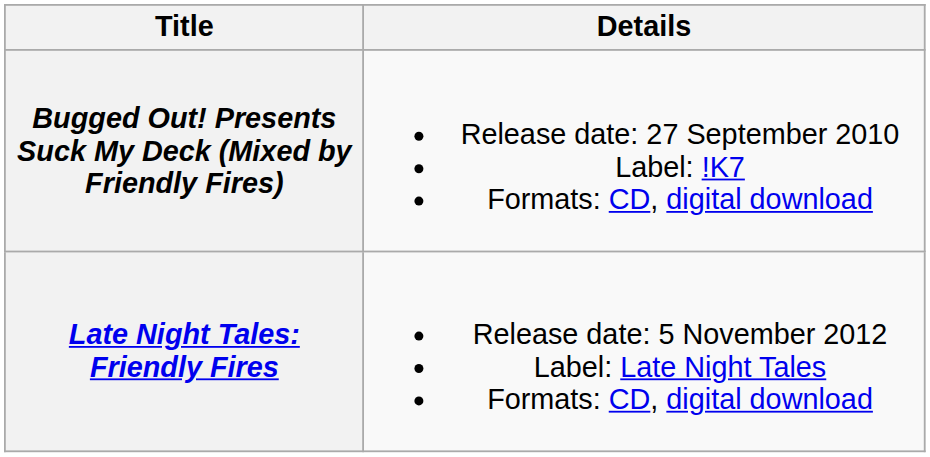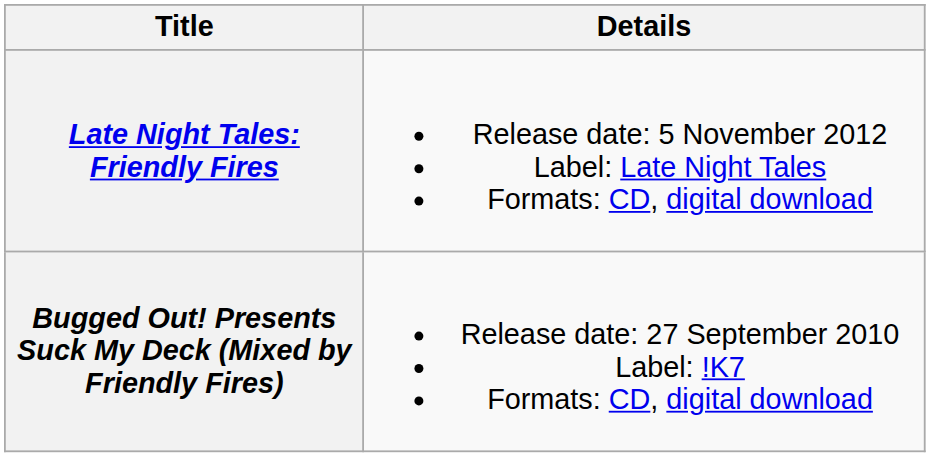rows swapped: (184, 150) <-> (184, 350)
